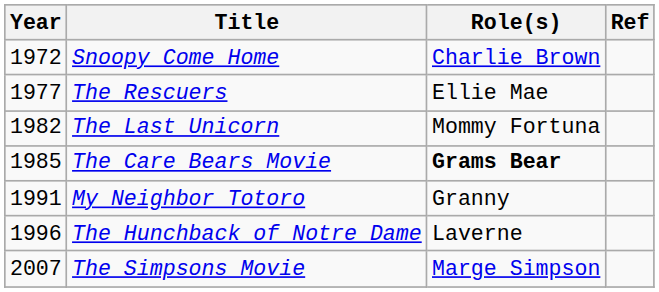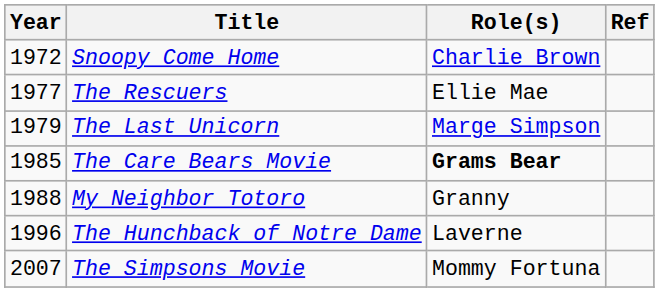(36, 128) 1982 -> (36, 128) 1979
(516, 128) Mommy Fortuna -> (516, 128) Marge Simpson
(36, 198) 1991 -> (36, 198) 1988
(516, 269) Marge Simpson -> (516, 269) Mommy Fortuna
